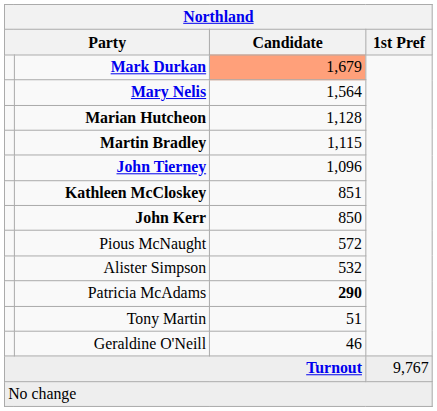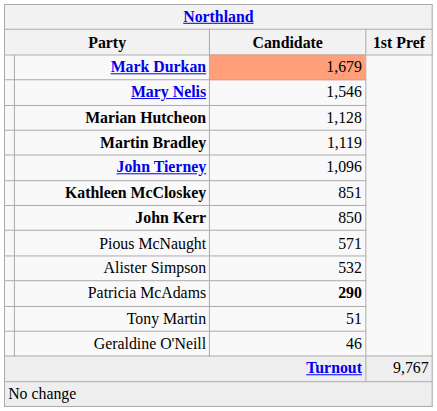(344, 92) 1,564 -> (344, 92) 1,546
(344, 142) 1,115 -> (344, 142) 1,119
(350, 243) 572 -> (350, 243) 571
